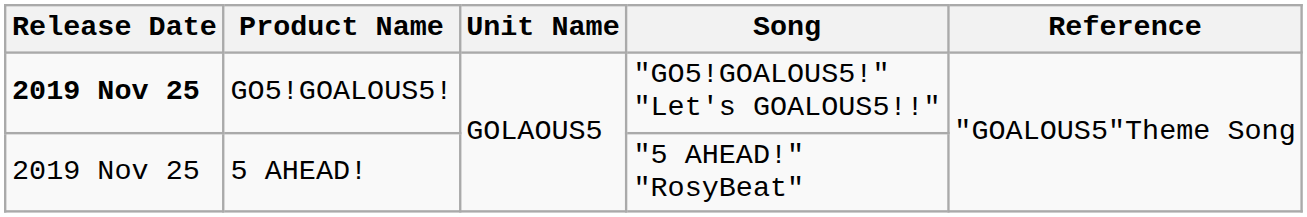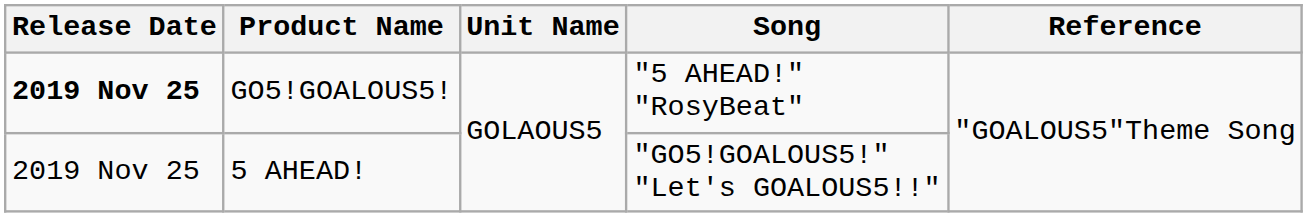(787, 92) "GO5!GOALOUS5!" "Let's GOALOUS5!!" -> (719, 92) "5 AHEAD!" "RosyBeat"
(719, 172) "5 AHEAD!" "RosyBeat" -> (787, 172) "GO5!GOALOUS5!" "Let's GOALOUS5!!"
